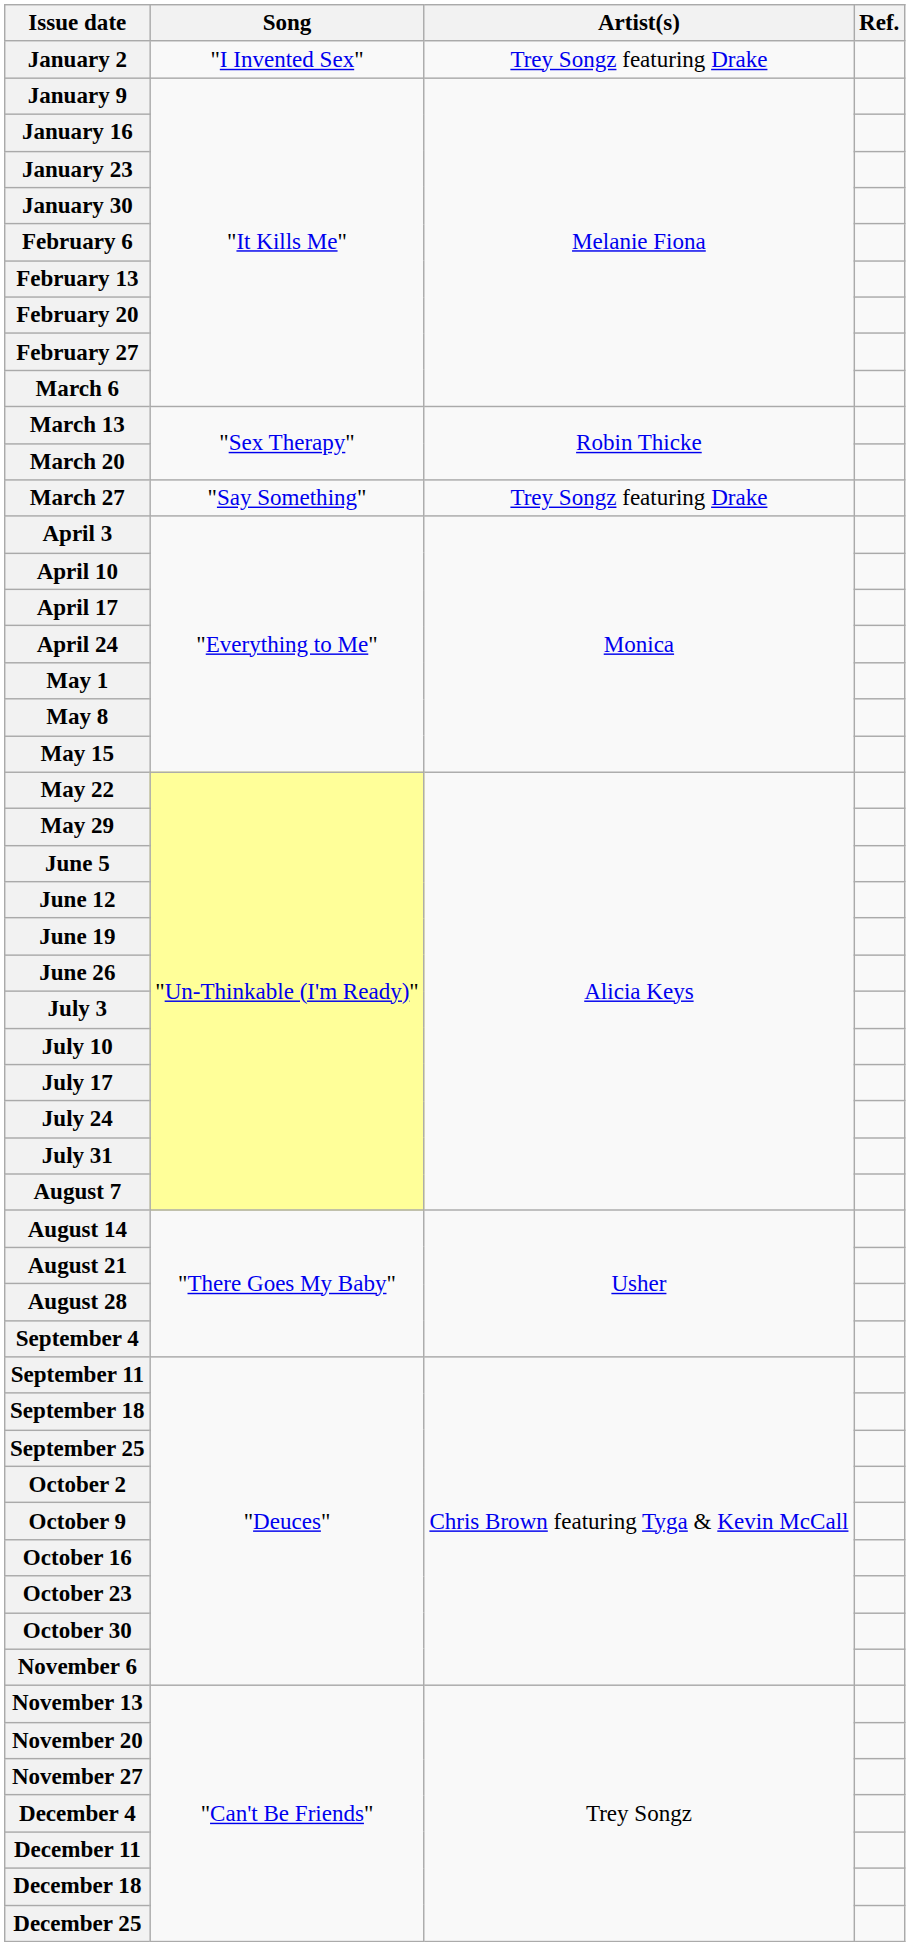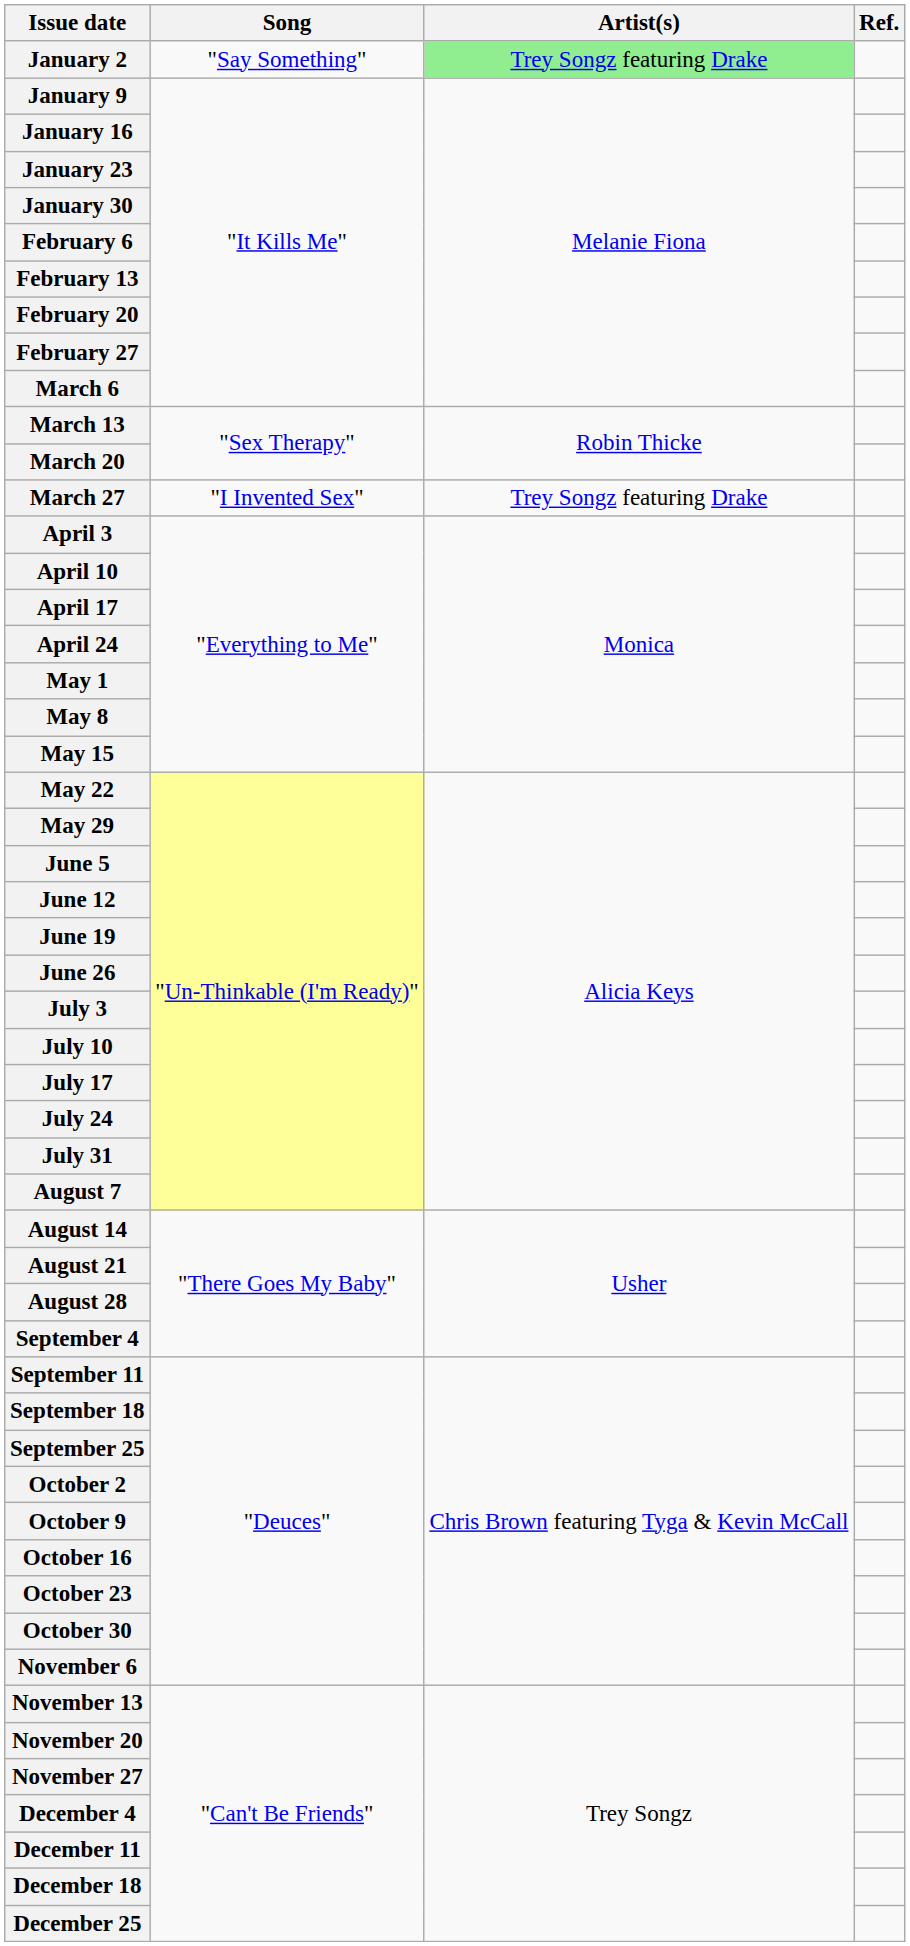(287, 59) "I Invented Sex" -> (287, 59) "Say Something"
(639, 59) no background -> (639, 59) lightgreen background
(287, 497) "Say Something" -> (287, 497) "I Invented Sex"
